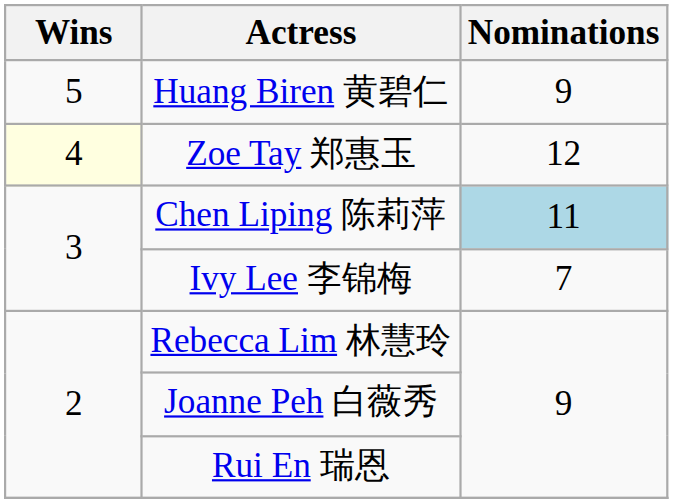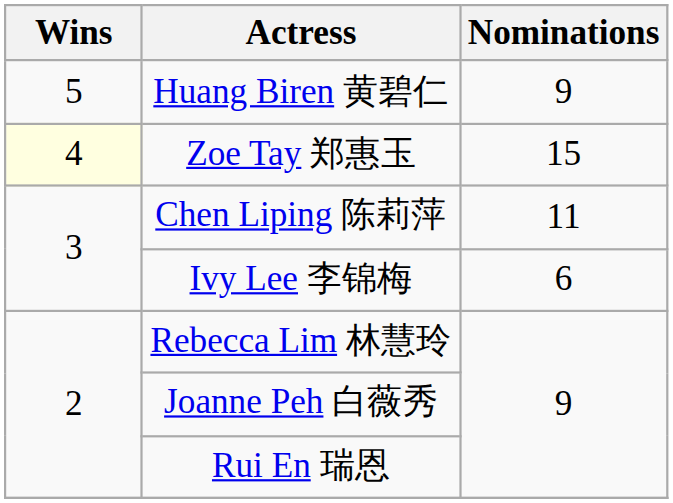(564, 153) 12 -> (564, 153) 15
(564, 216) lightblue background -> (564, 216) no background
(564, 278) 7 -> (564, 278) 6
